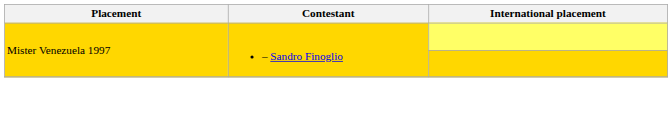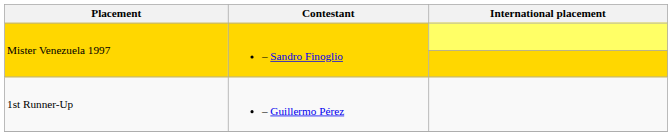+ row: (40, 104)
